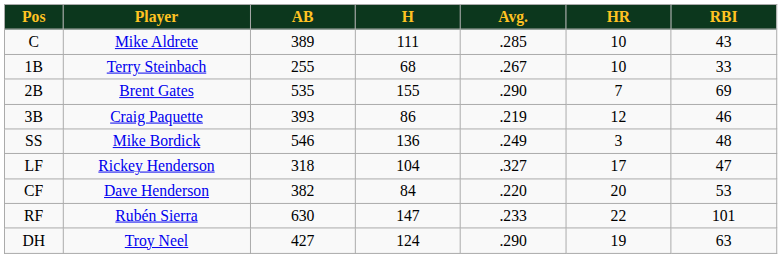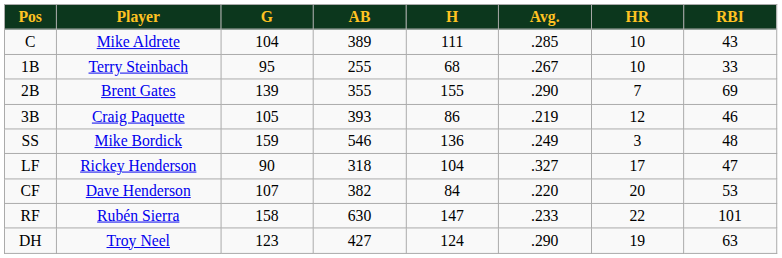+ column: (267, 16)
(303, 91) 535 -> (360, 91) 355
